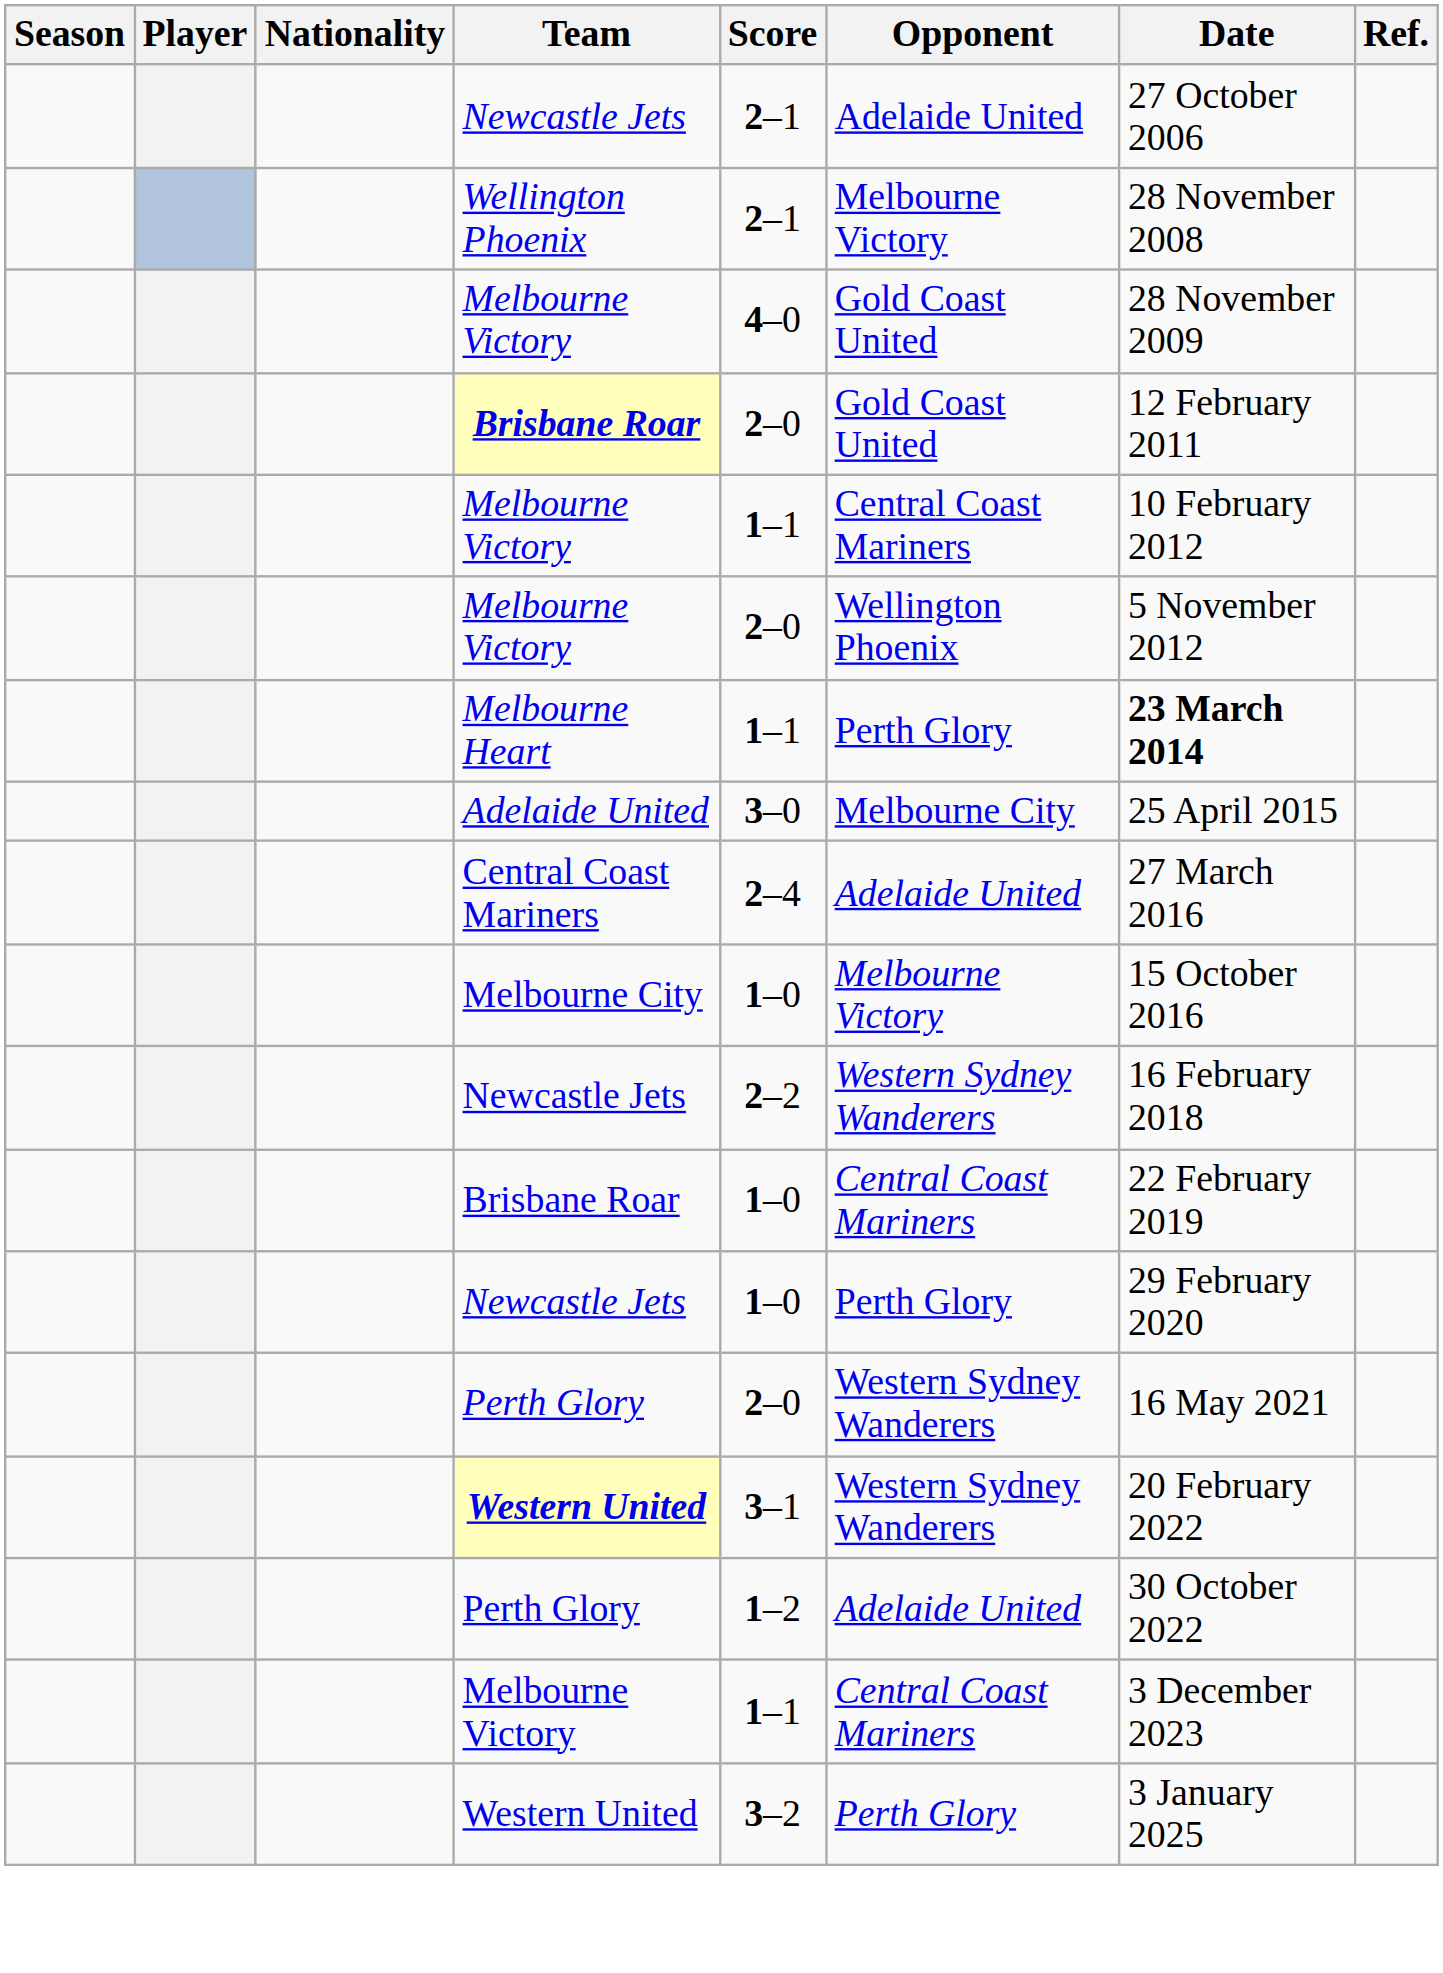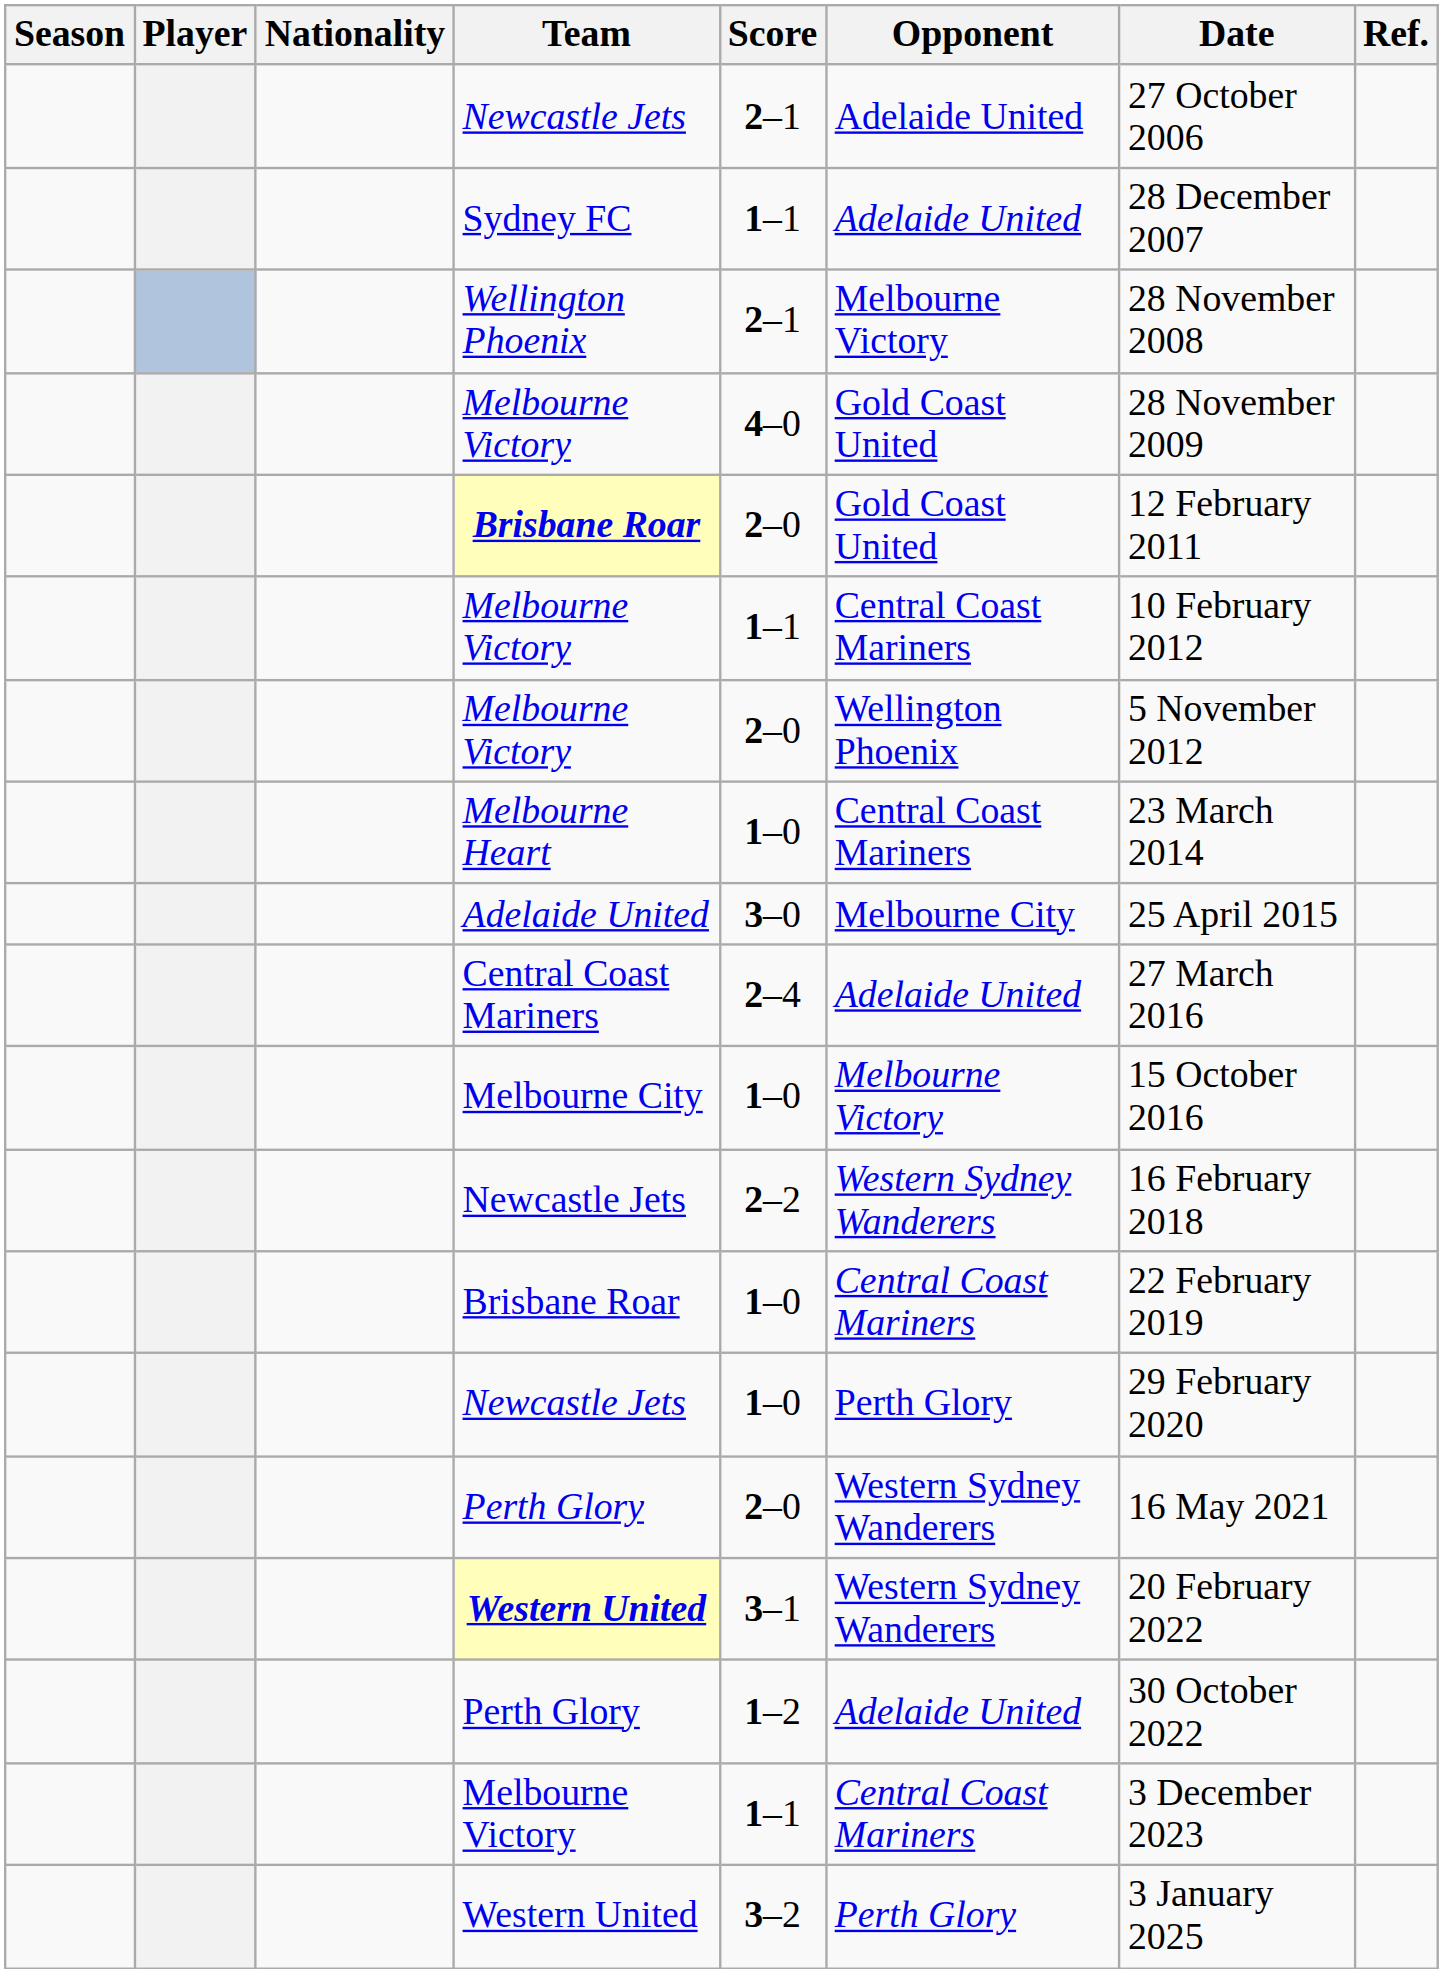+ row: (69, 219)
(773, 729) 1–1 -> (773, 832) 1–0
(923, 729) Perth Glory -> (938, 832) Central Coast Mariners
(1206, 729) bold -> (1201, 832) normal
